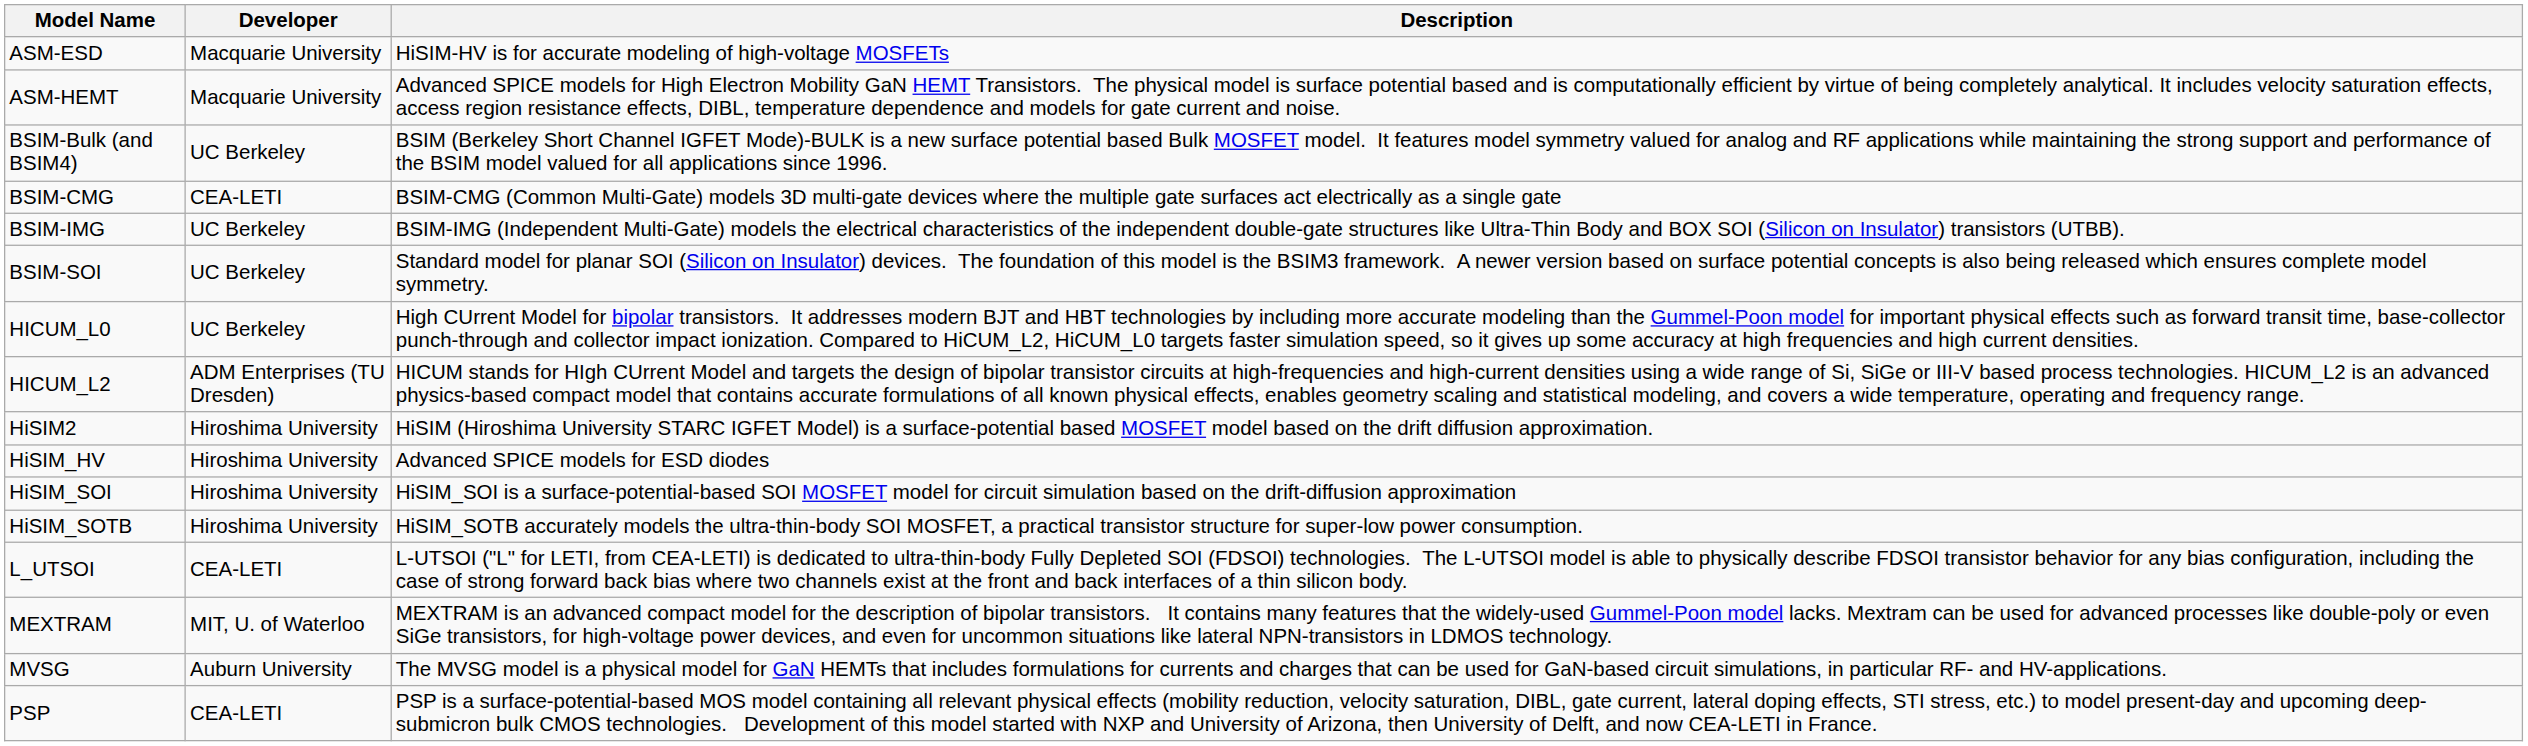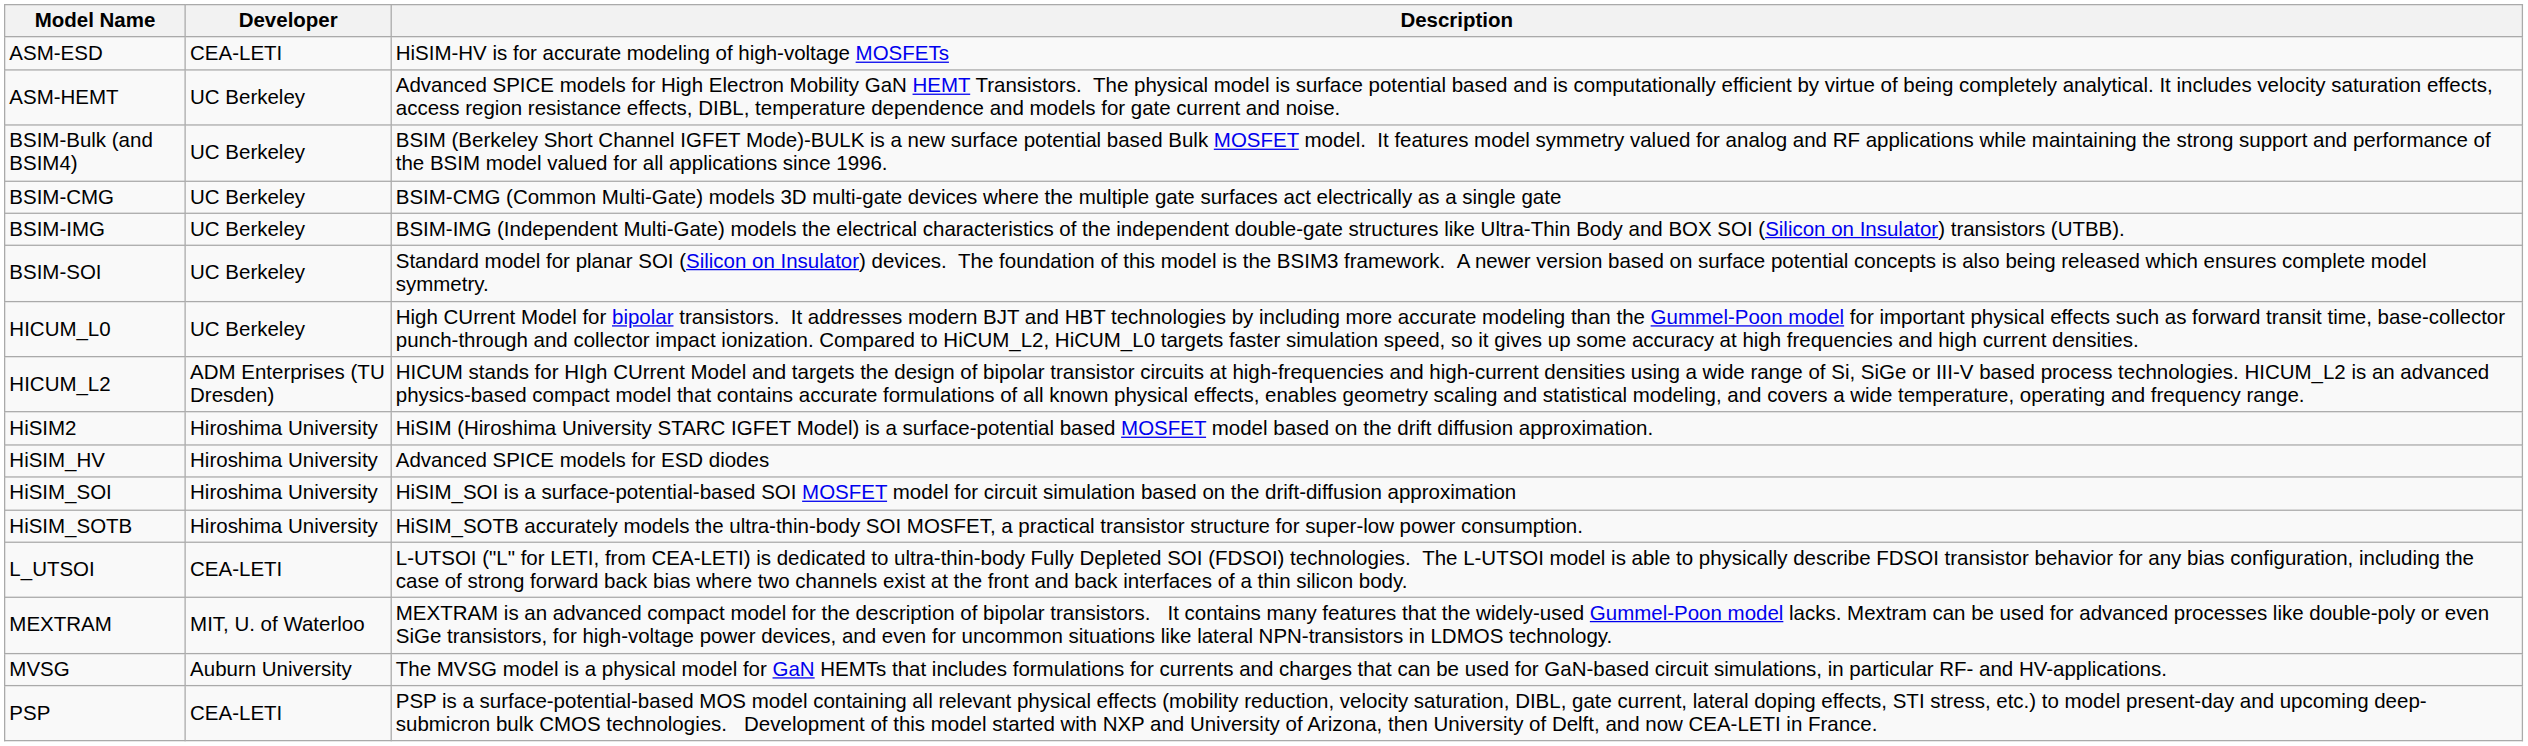(286, 53) Macquarie University -> (236, 53) CEA-LETI
(286, 97) Macquarie University -> (248, 97) UC Berkeley
(236, 196) CEA-LETI -> (248, 196) UC Berkeley
